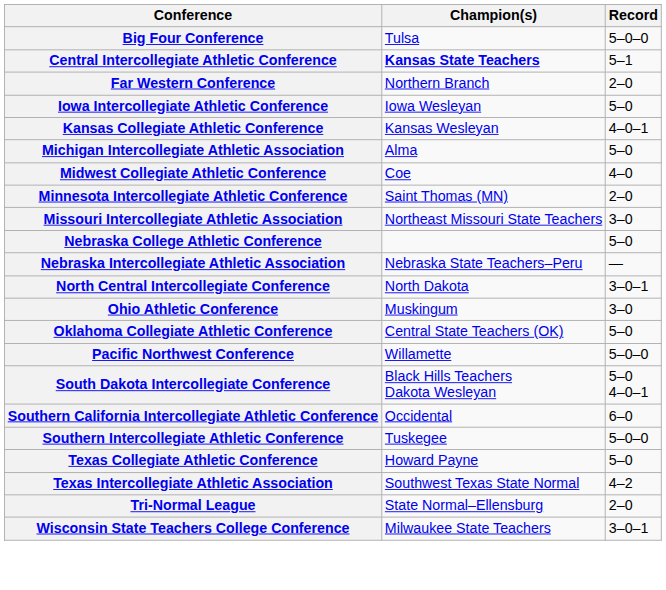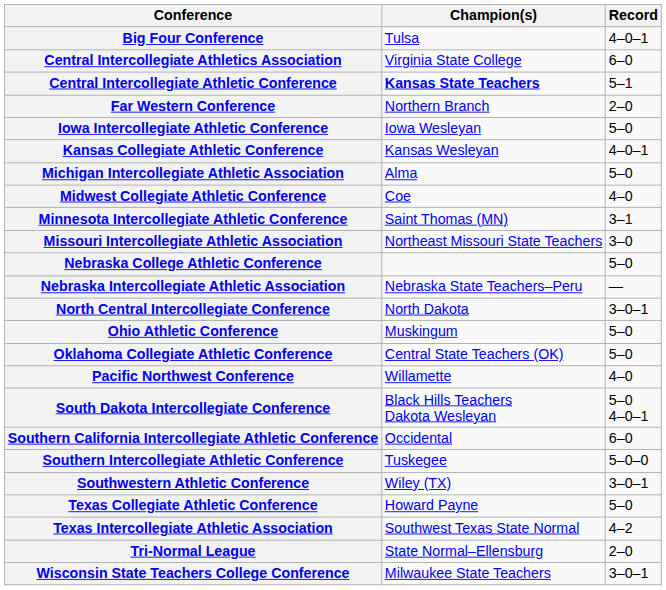(629, 38) 5–0–0 -> (629, 38) 4–0–1
+ row: (193, 60)
(621, 196) 2–0 -> (621, 219) 3–1
(621, 309) 3–0 -> (621, 331) 5–0
(629, 354) 5–0–0 -> (621, 377) 4–0
+ row: (193, 483)
